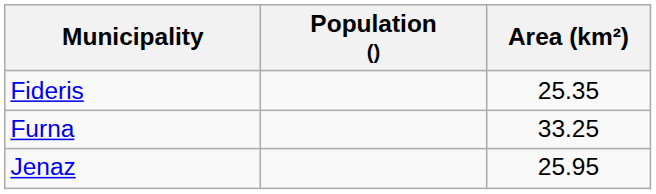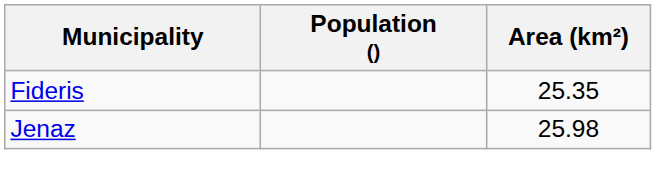- row: (42, 129)
(568, 167) 25.95 -> (568, 129) 25.98
